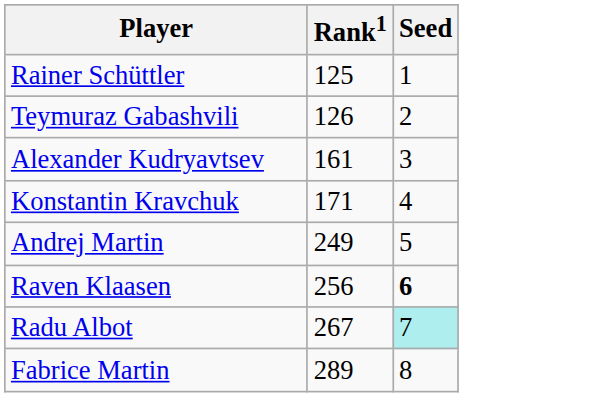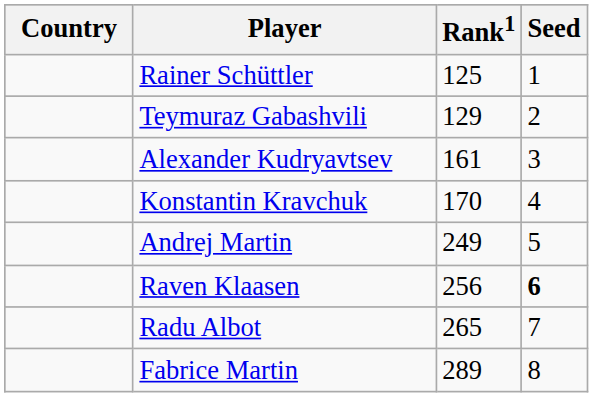+ column: (69, 29)
(334, 116) 126 -> (462, 116) 129
(334, 201) 171 -> (462, 201) 170
(334, 327) 267 -> (462, 327) 265
(406, 327) paleturquoise background -> (534, 327) no background
